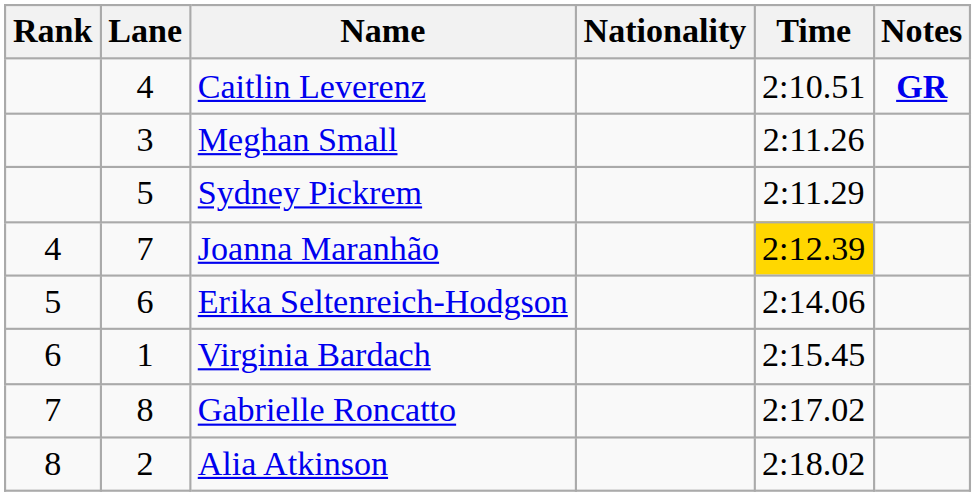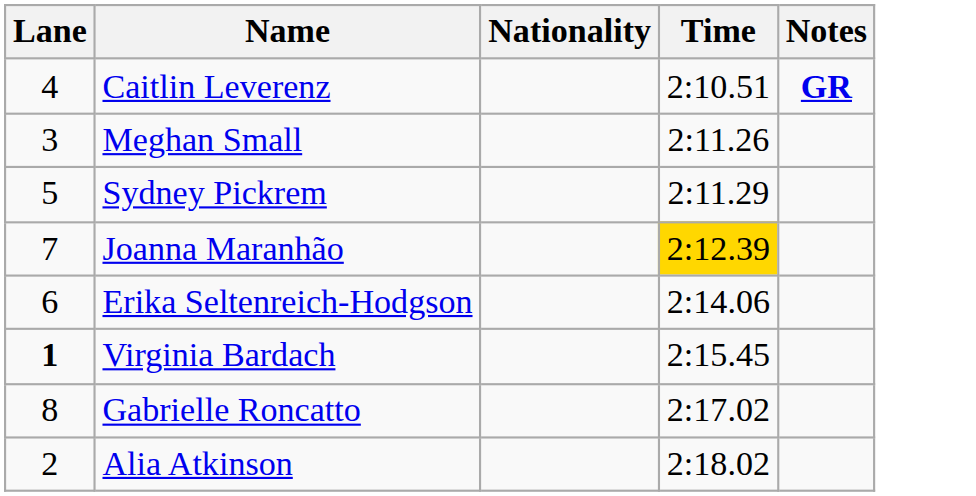- column: (53, 31)
(145, 355) normal -> (50, 355) bold
